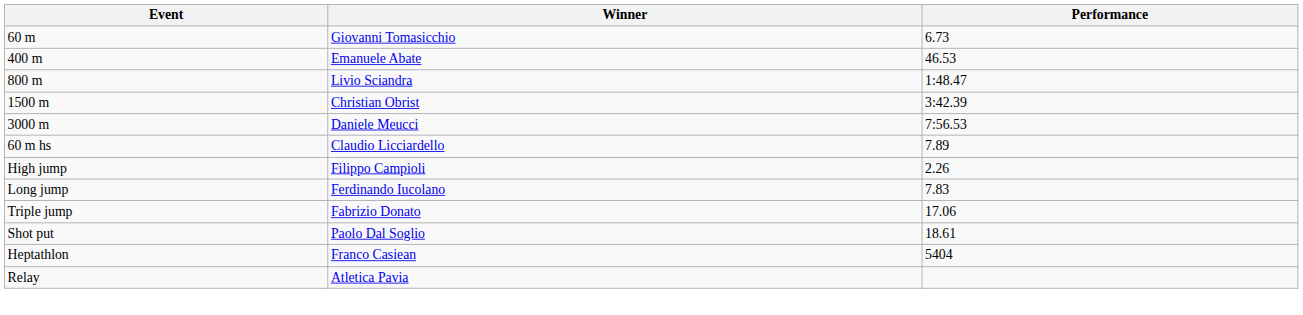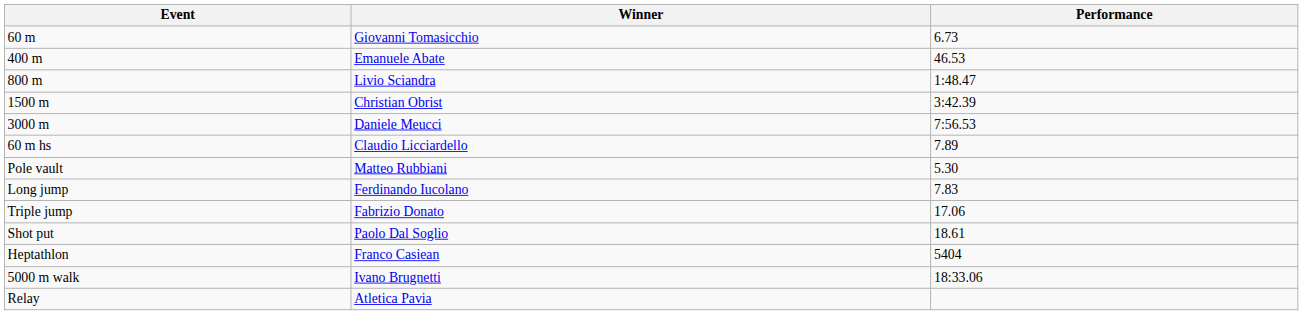- row: (37, 168)
+ row: (35, 168)
+ row: (44, 277)
